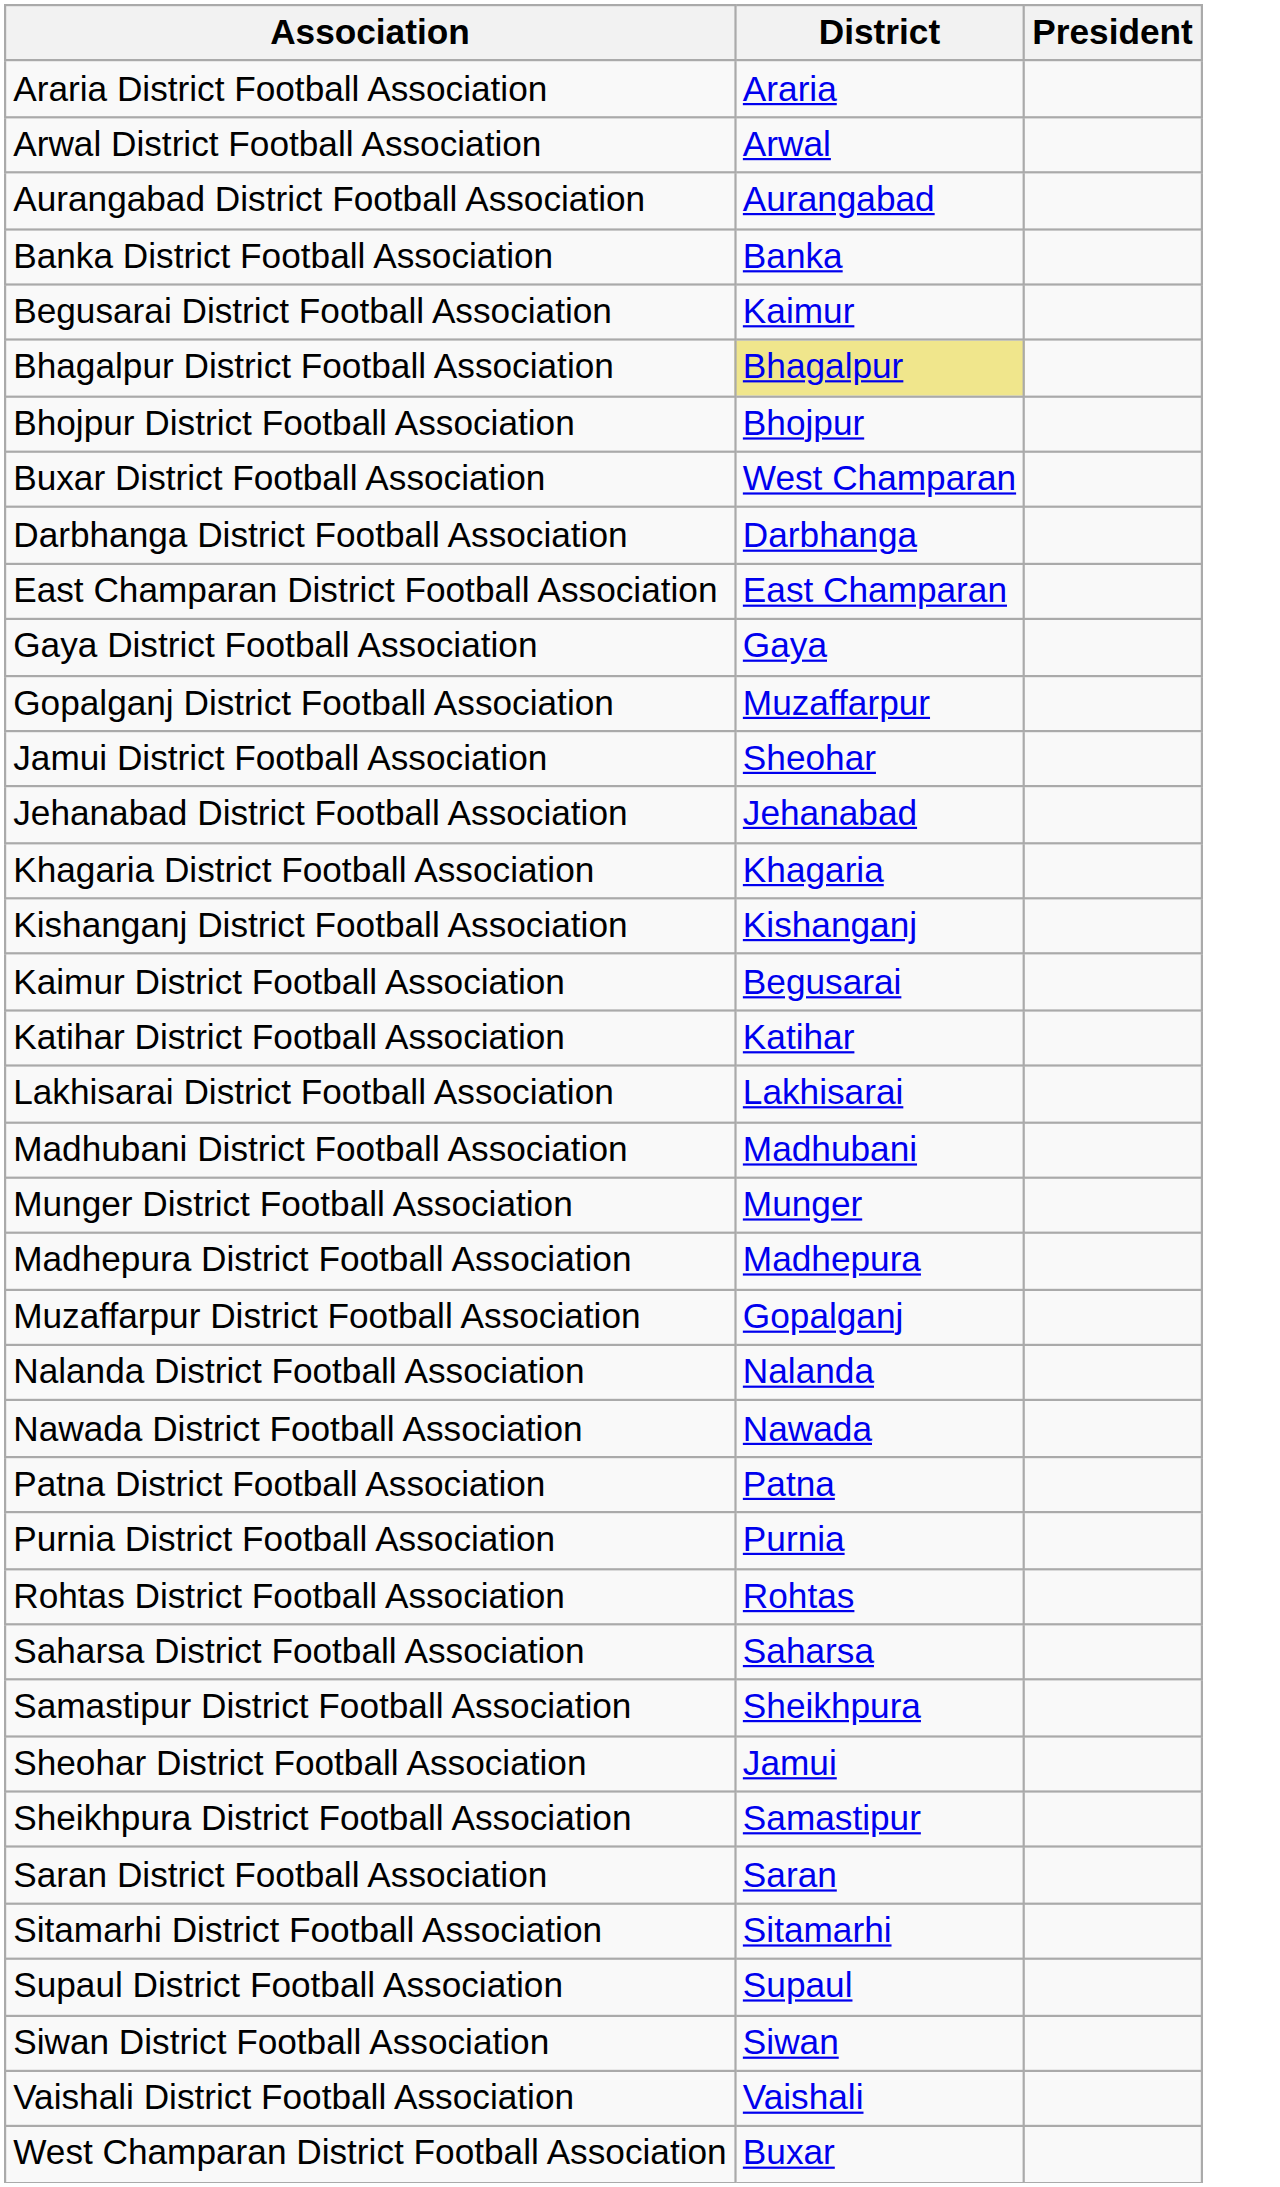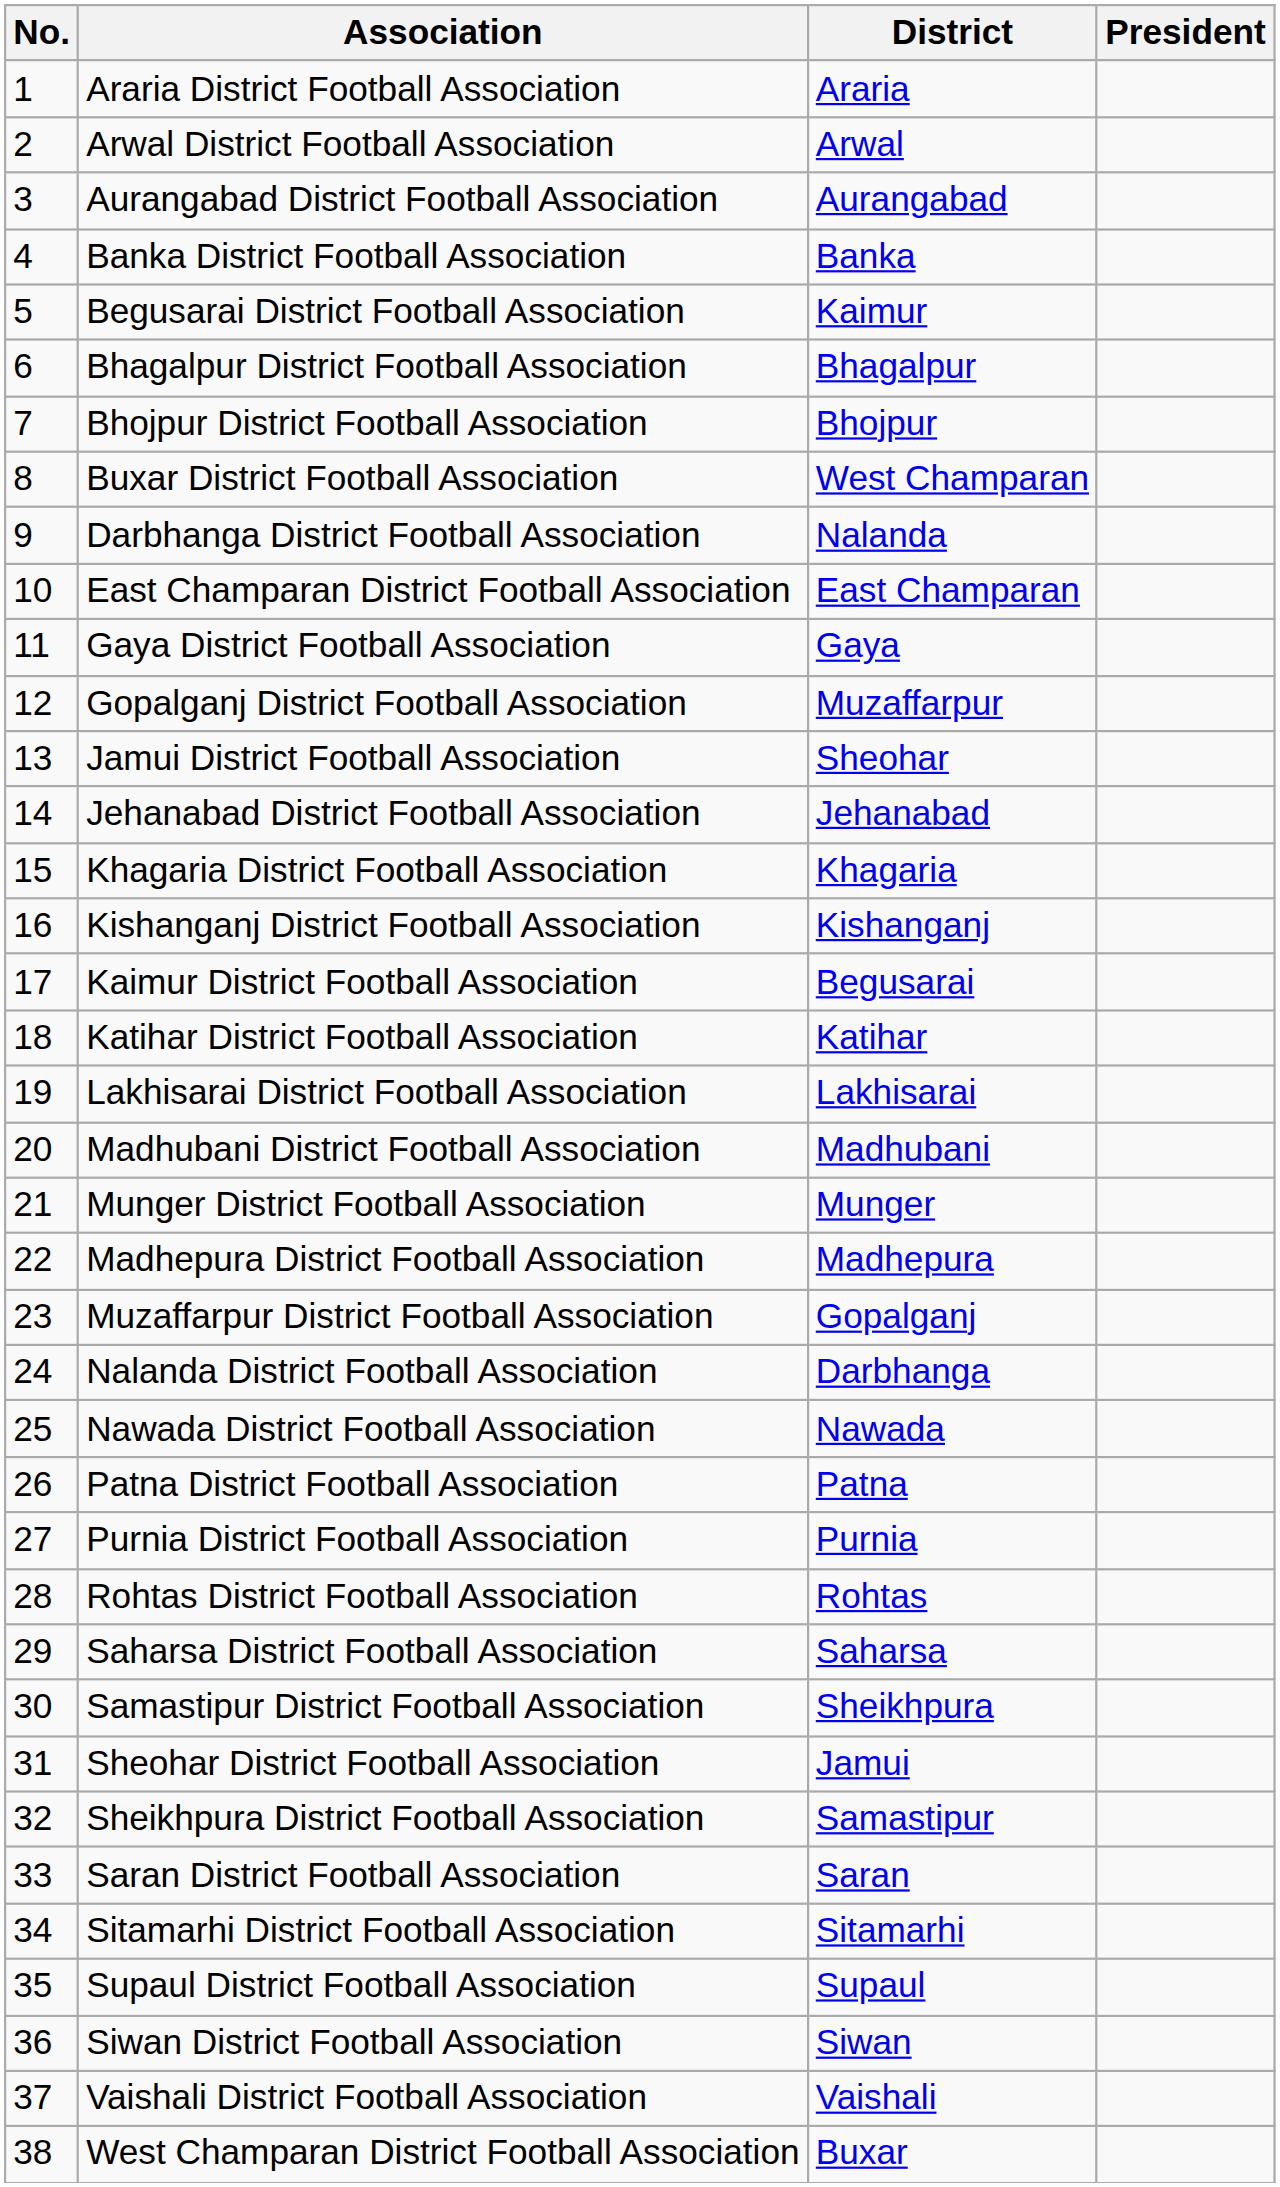+ column: (42, 32)
(823, 367) khaki background -> (896, 367) no background
(830, 534) Darbhanga -> (881, 534) Nalanda
(808, 1372) Nalanda -> (903, 1372) Darbhanga
